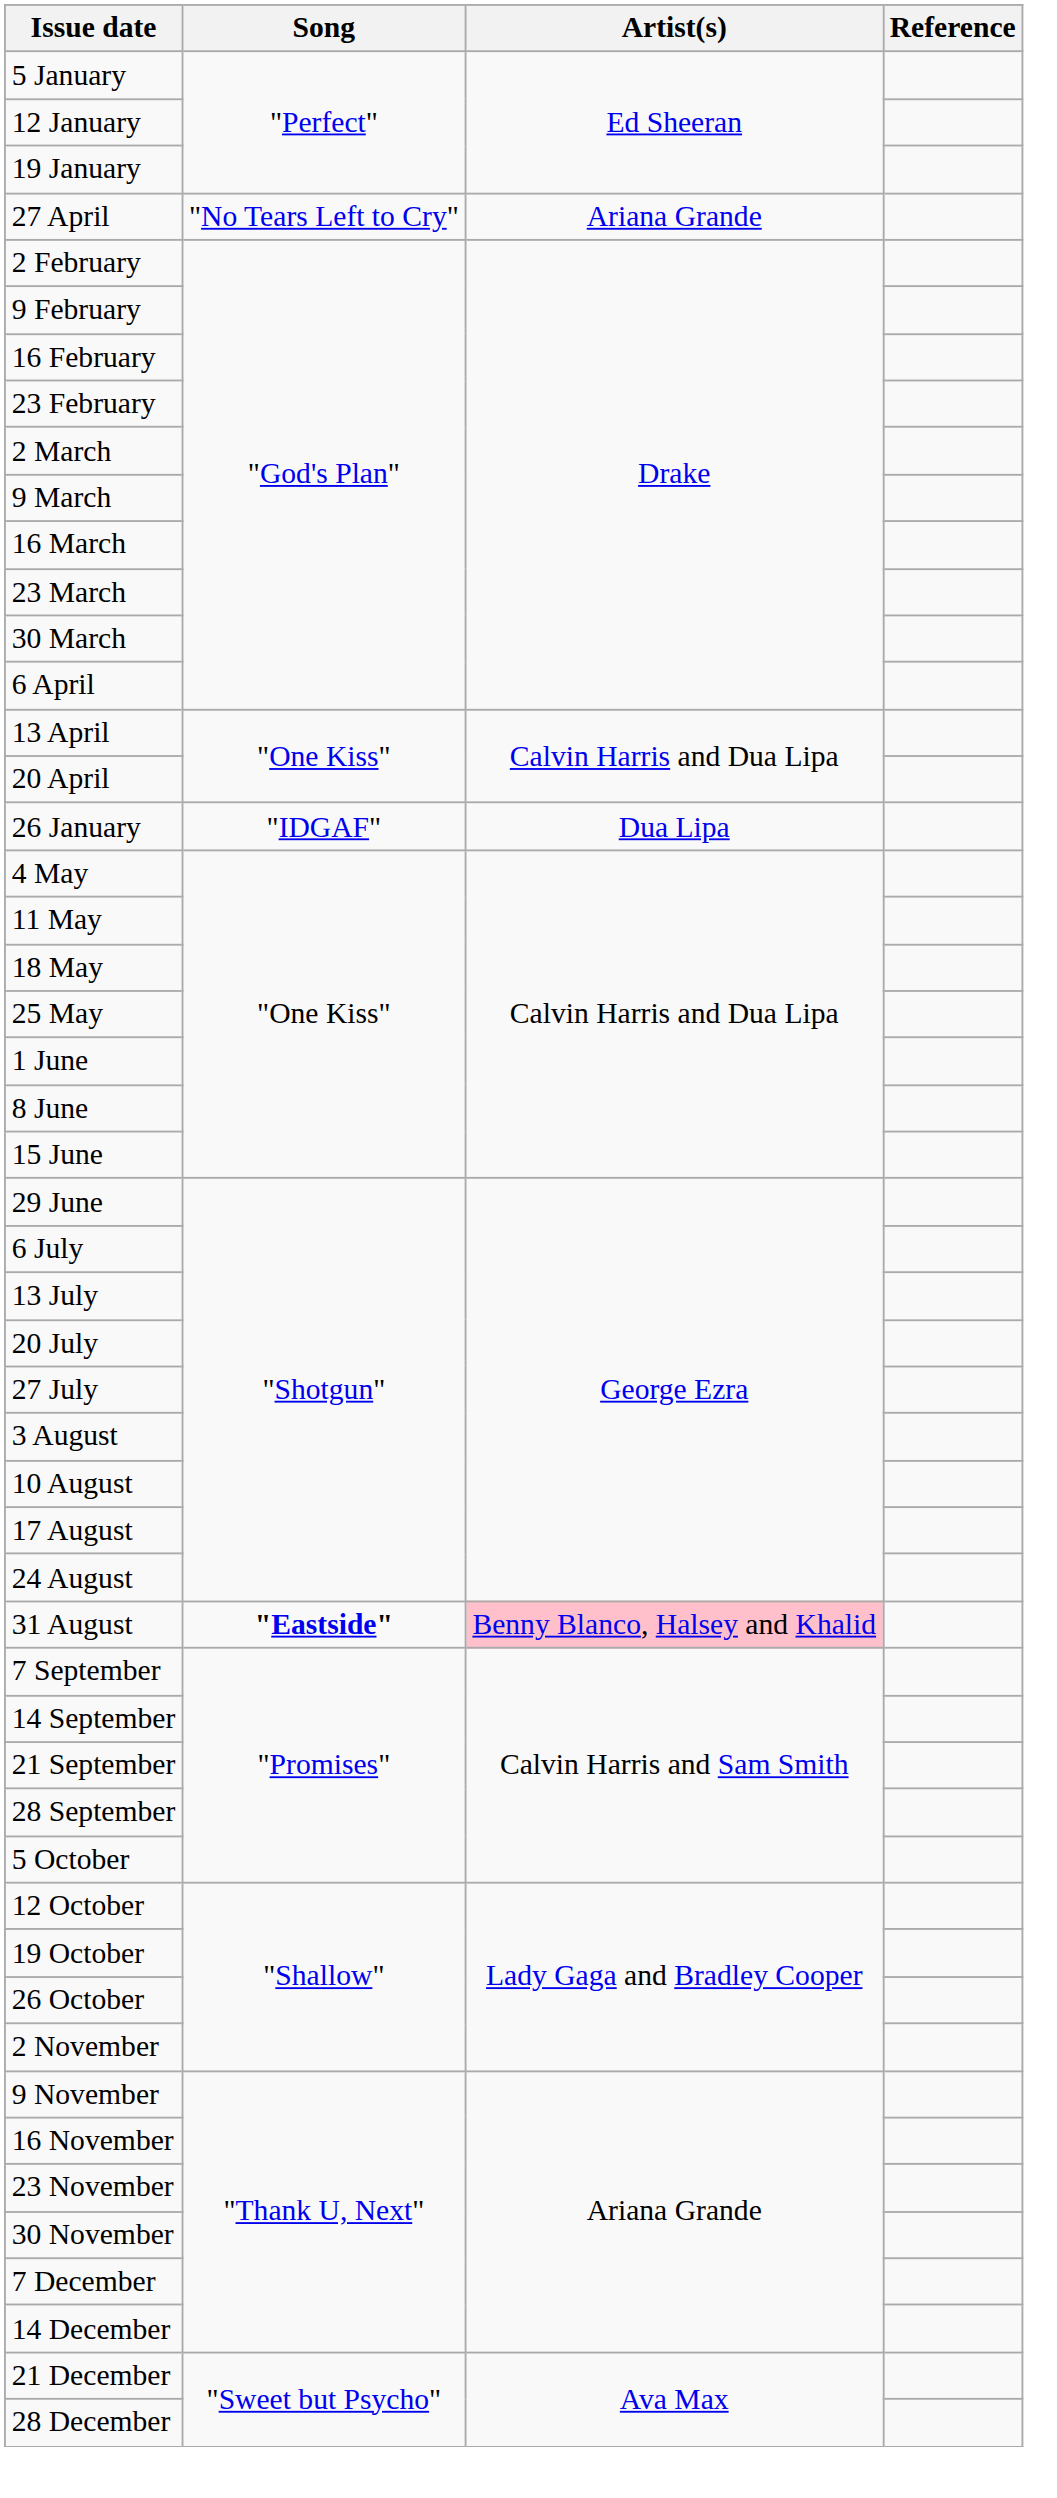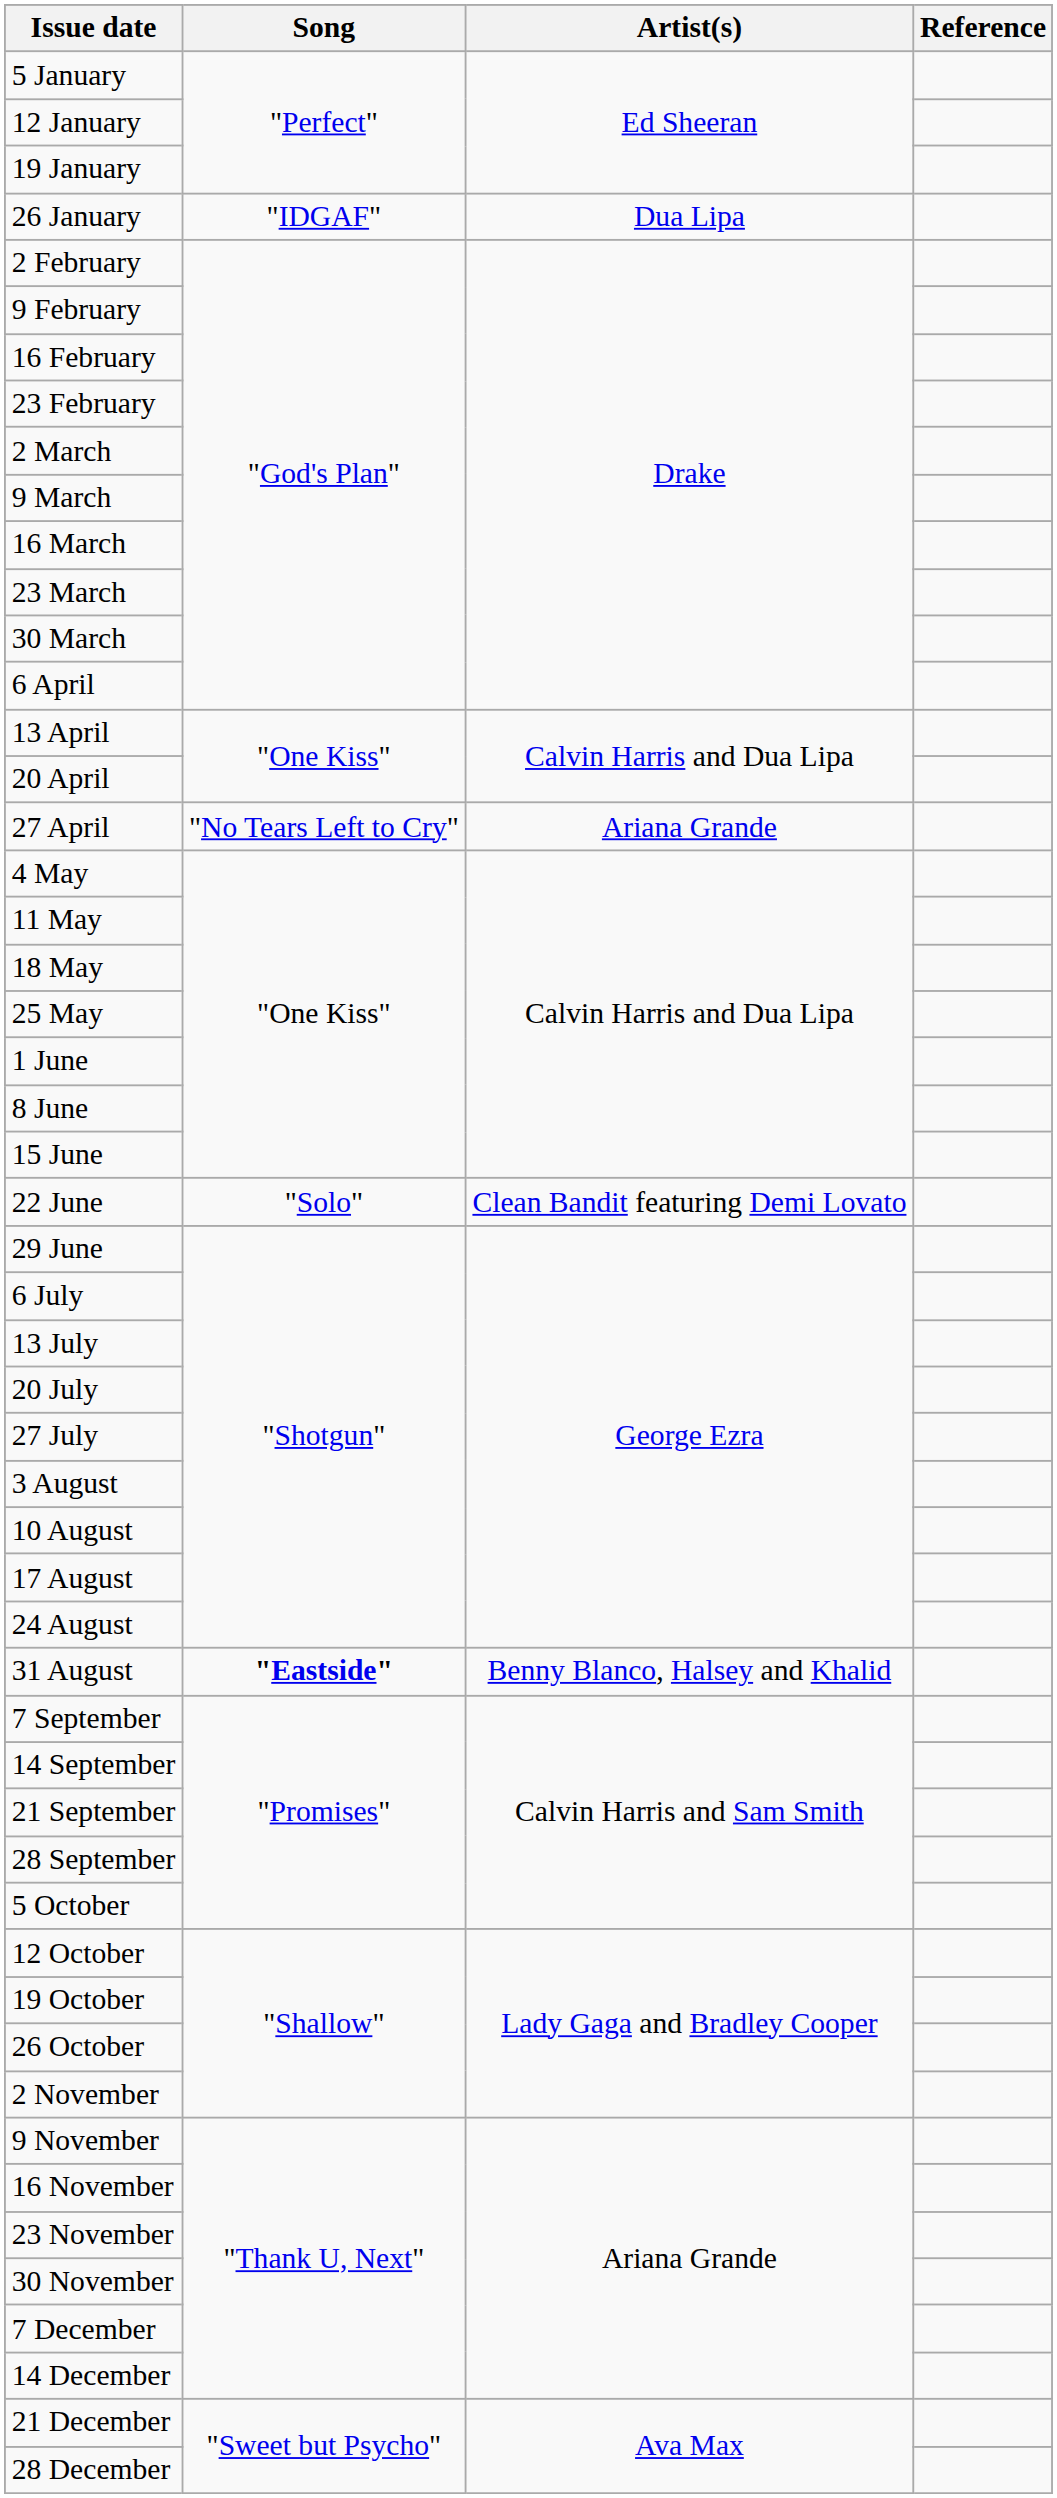rows swapped: (76, 826) <-> (61, 215)
+ row: (57, 1201)
(674, 1624) pink background -> (689, 1671) no background
